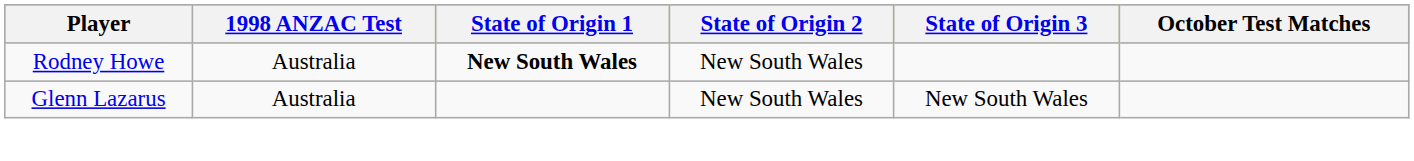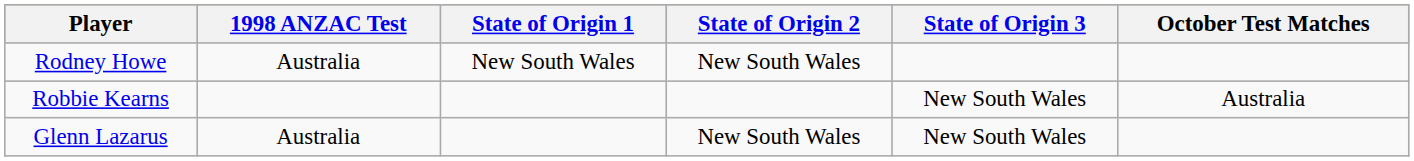(552, 61) bold -> (553, 61) normal
+ row: (101, 99)
